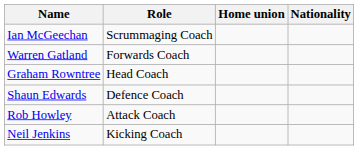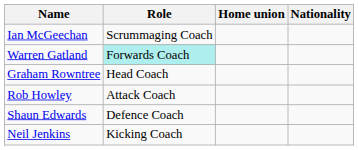(148, 54) no background -> (148, 54) paleturquoise background
rows swapped: (39, 114) <-> (47, 94)
